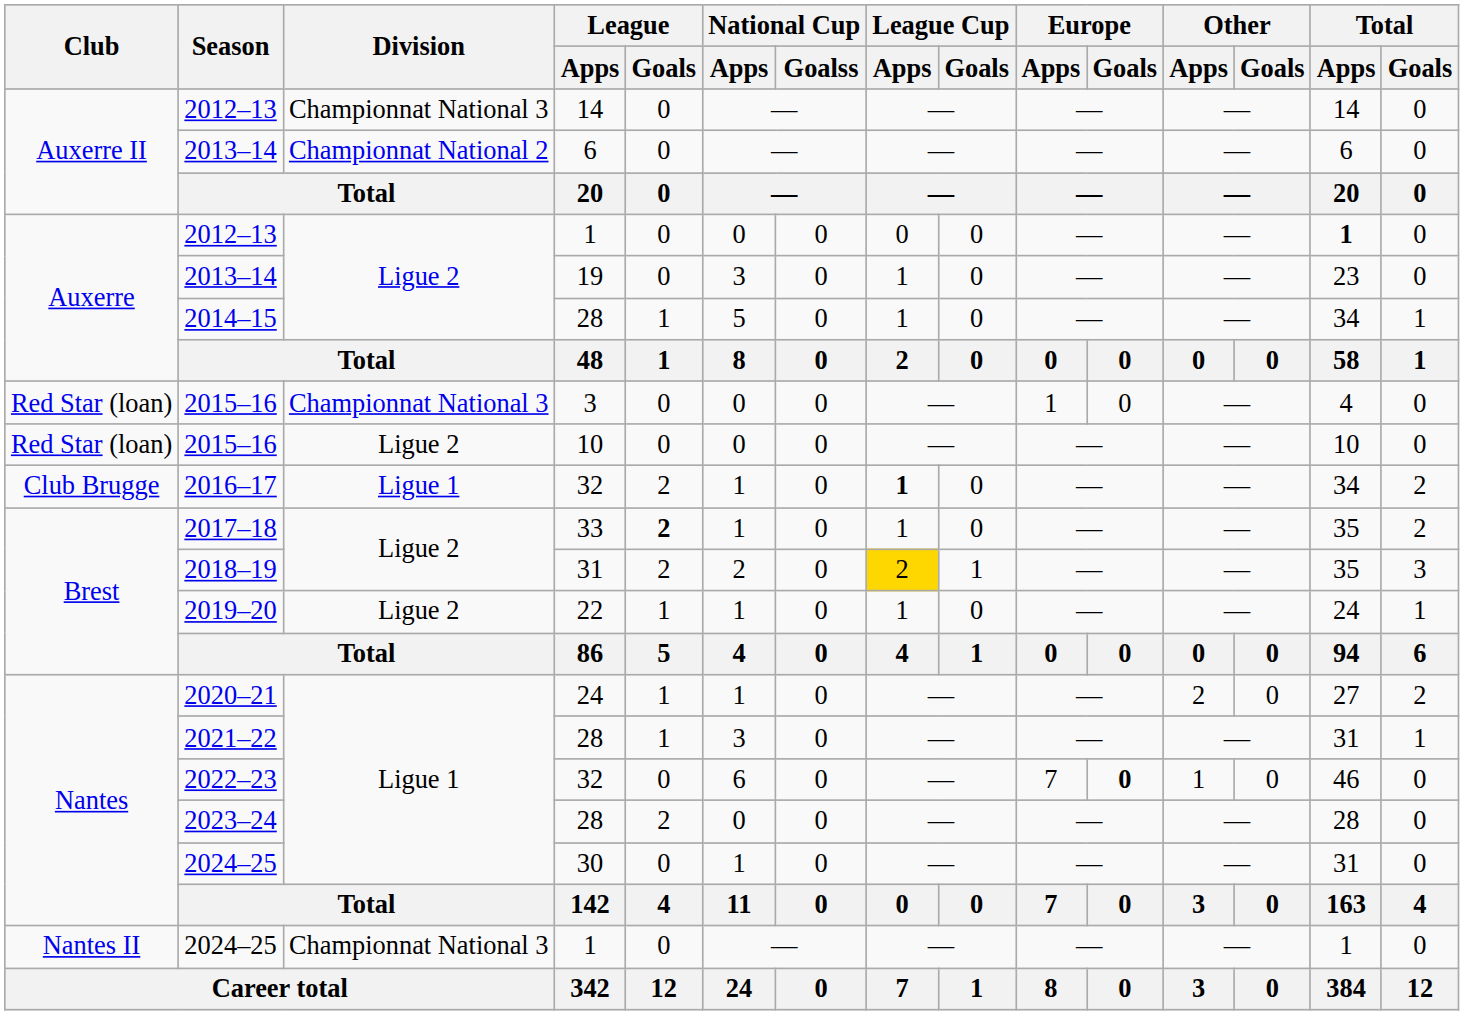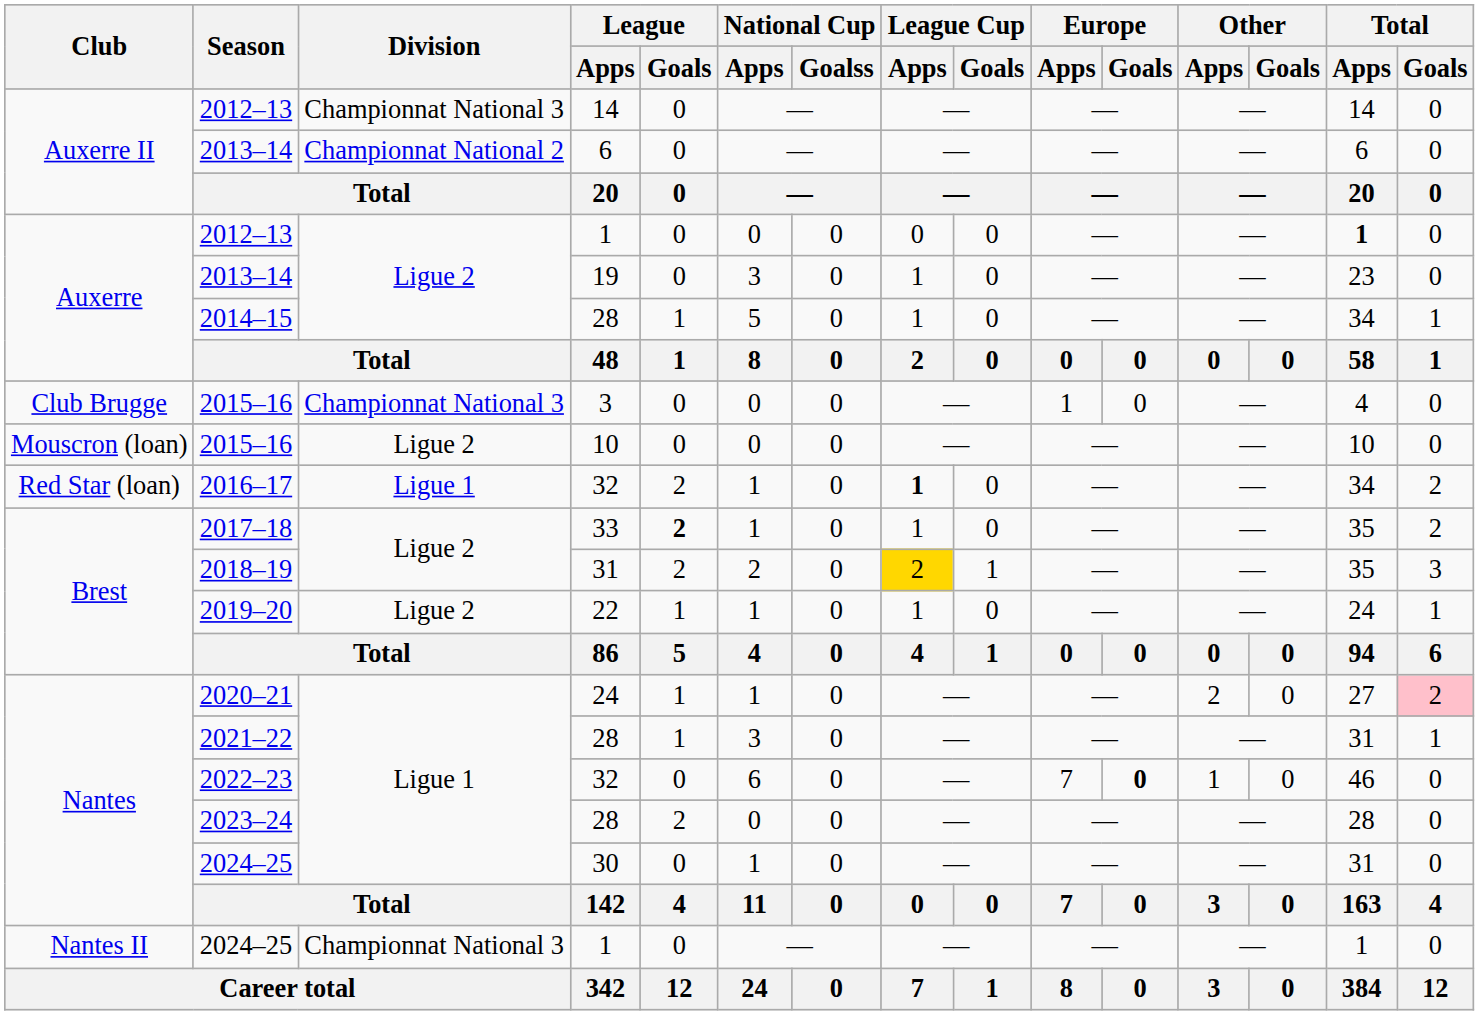(92, 402) Red Star (loan) -> (99, 402) Club Brugge
(92, 444) Red Star (loan) -> (99, 444) Mouscron (loan)
(92, 485) Club Brugge -> (99, 485) Red Star (loan)
(1420, 695) no background -> (1435, 695) pink background
